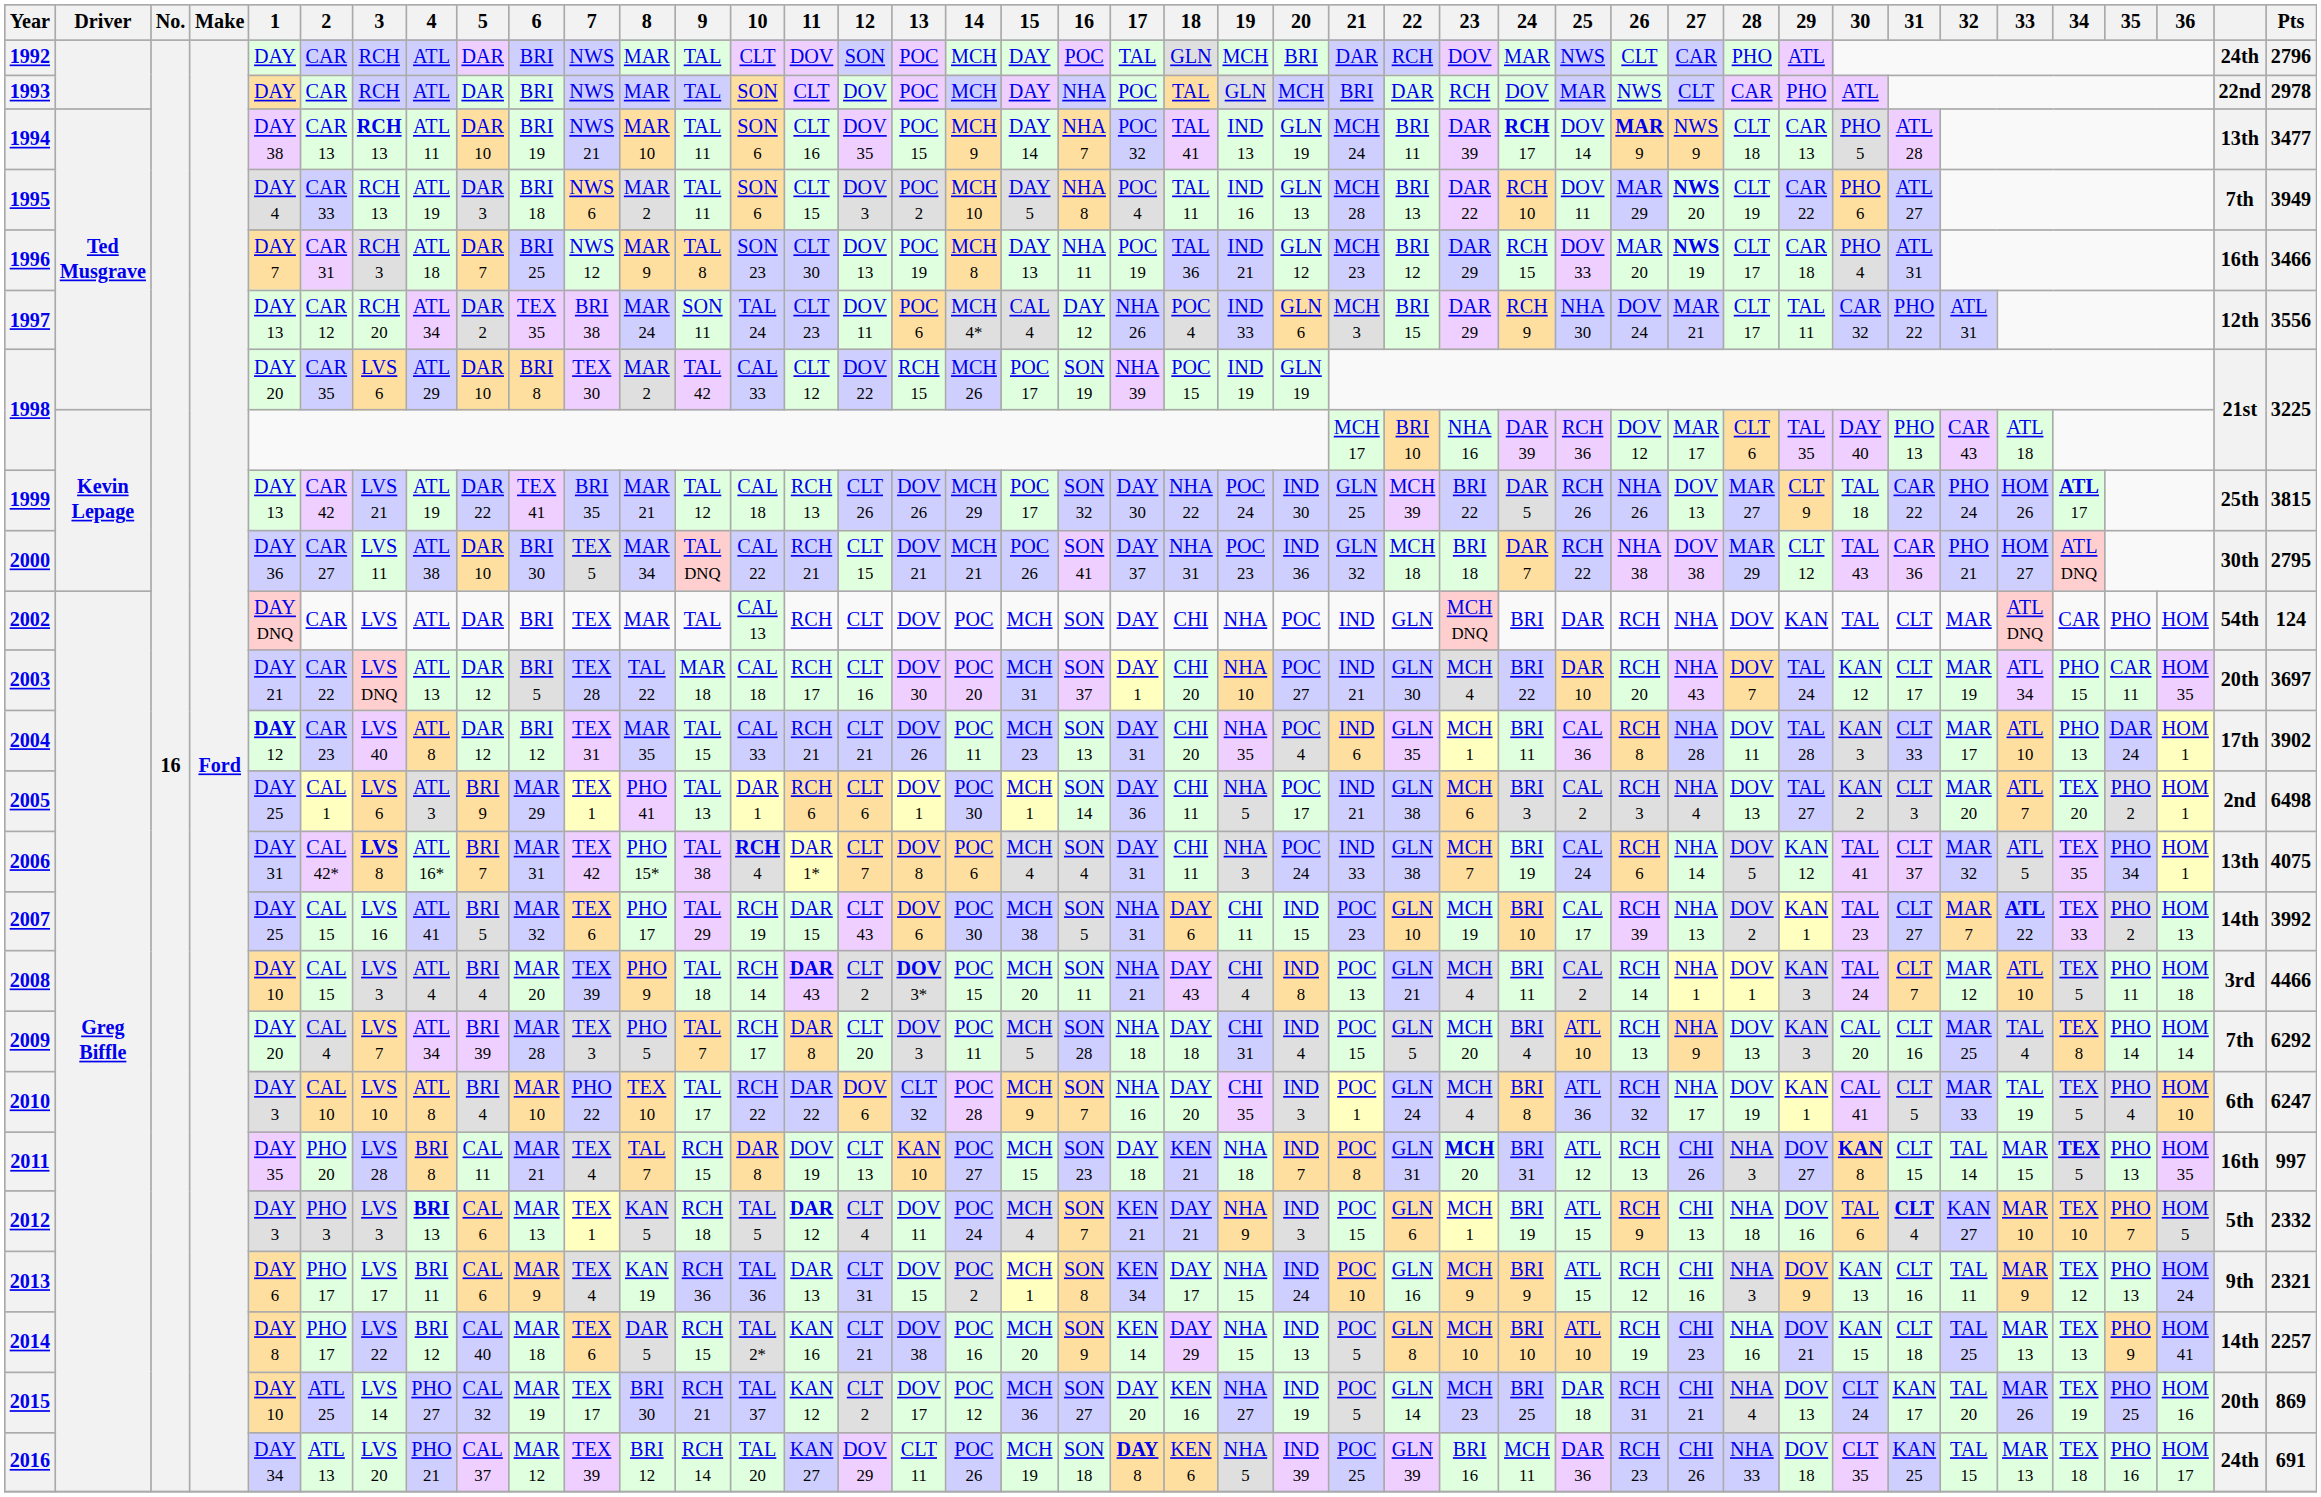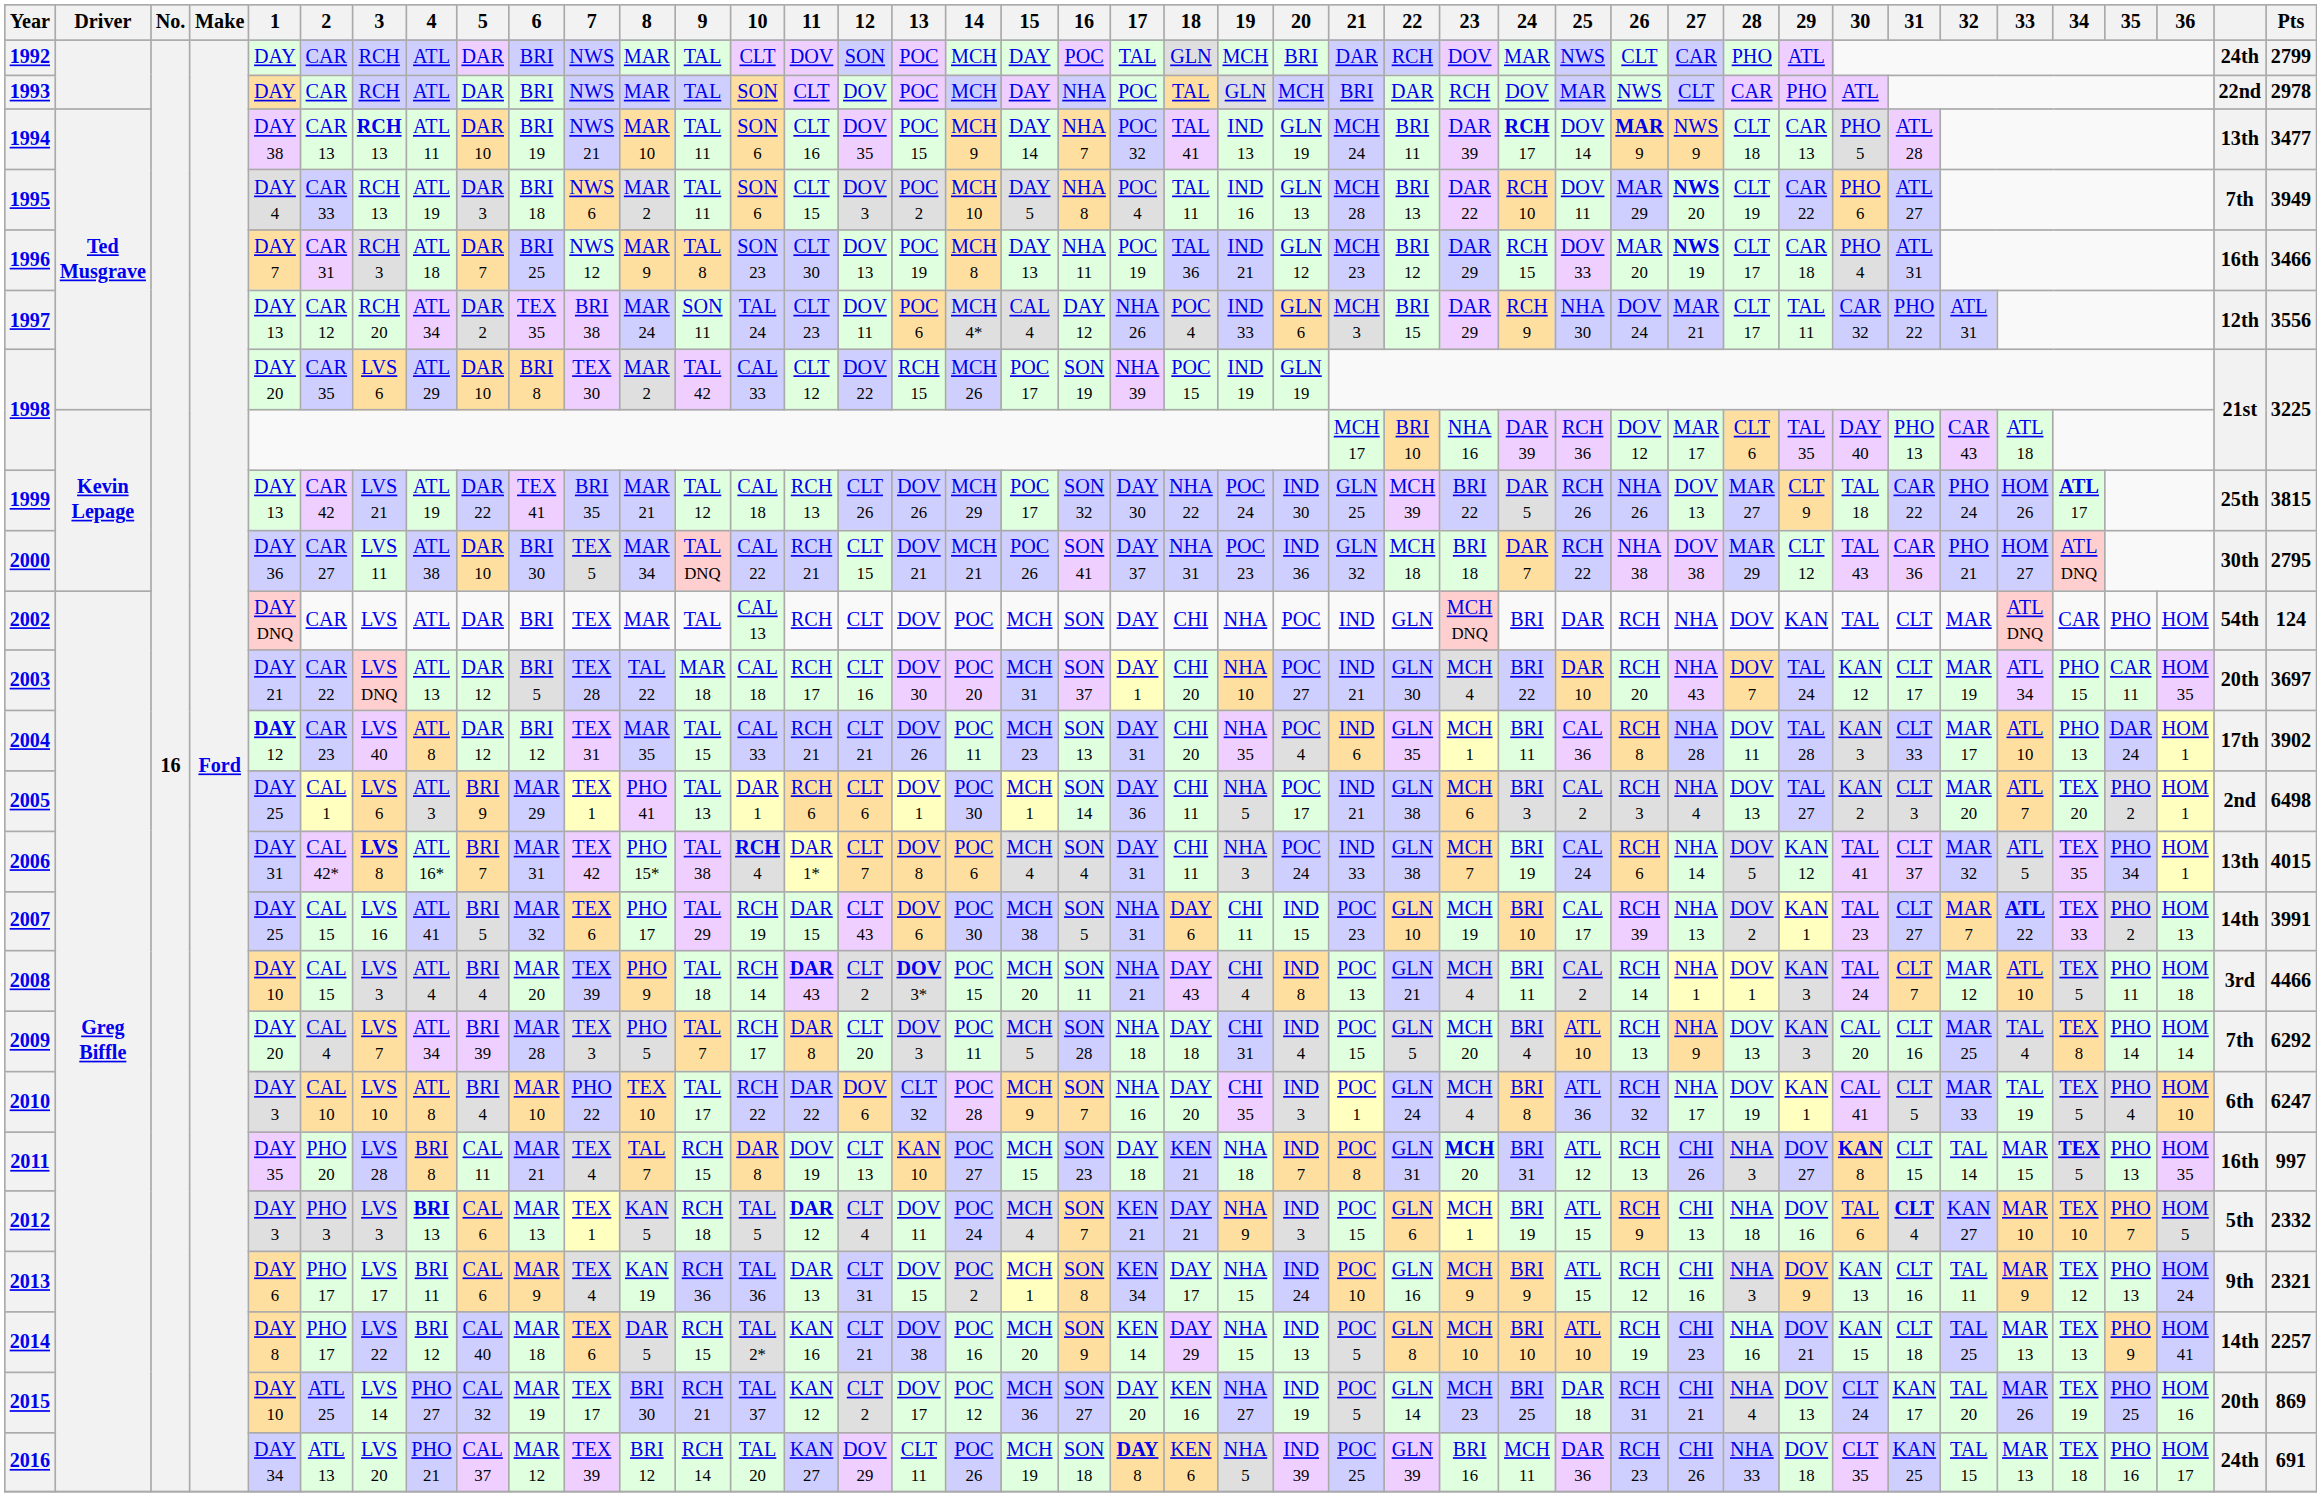(2291, 56) 2796 -> (2291, 56) 2799
(2291, 860) 4075 -> (2291, 860) 4015
(2291, 920) 3992 -> (2291, 920) 3991
